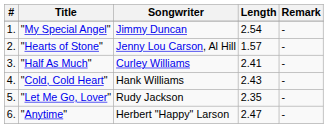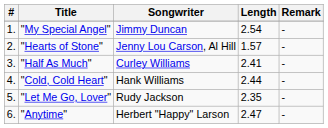(251, 81) 2.43 -> (251, 81) 2.44
